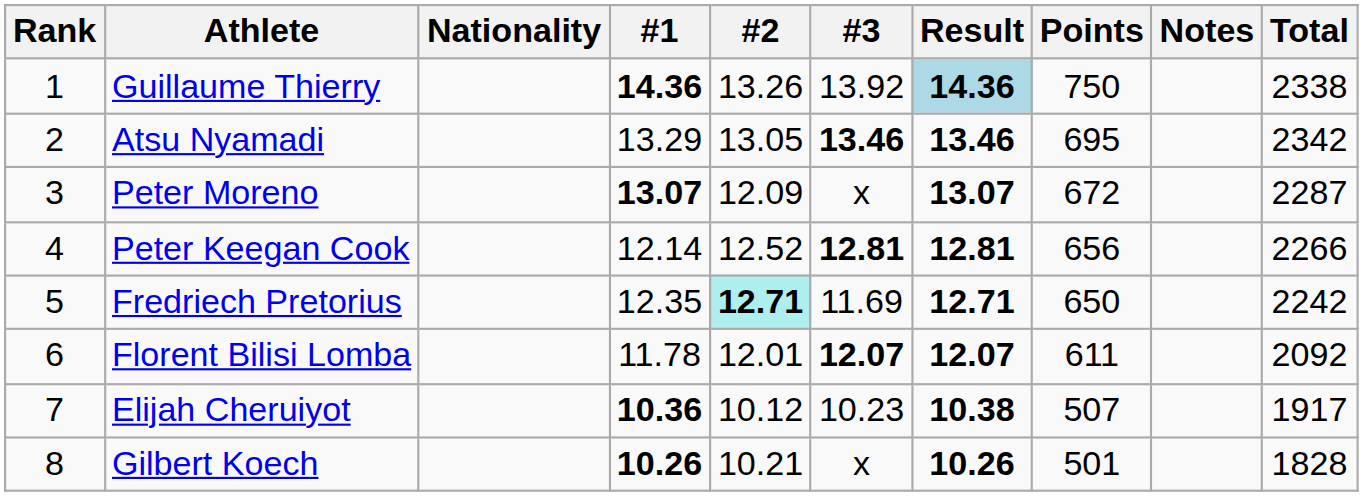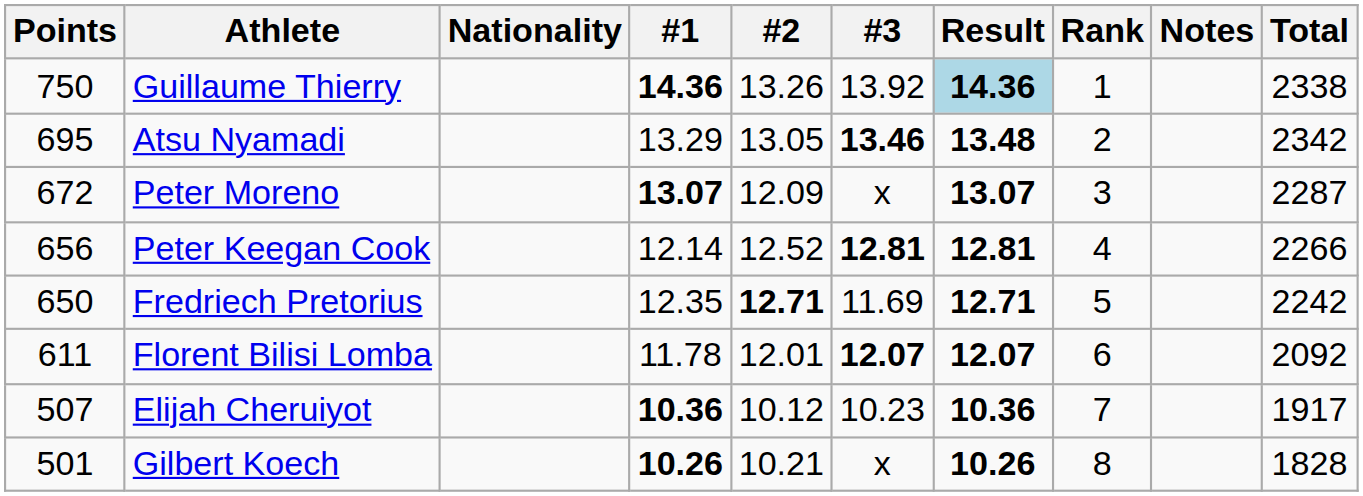columns swapped: (55, 31) <-> (1092, 31)
(972, 139) 13.46 -> (993, 139) 13.48
(761, 301) paleturquoise background -> (781, 301) no background
(972, 409) 10.38 -> (993, 409) 10.36
